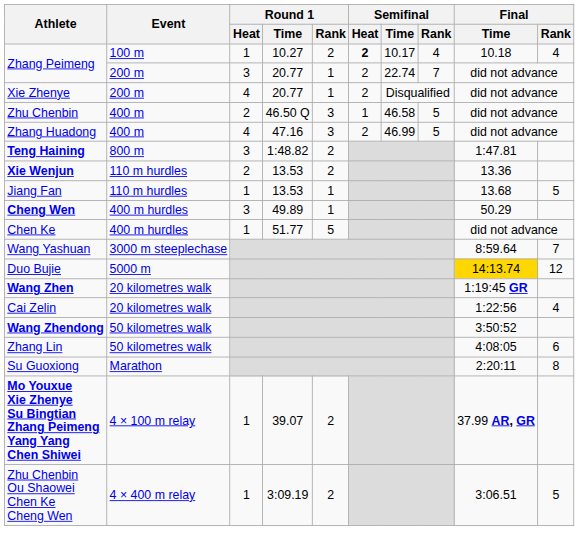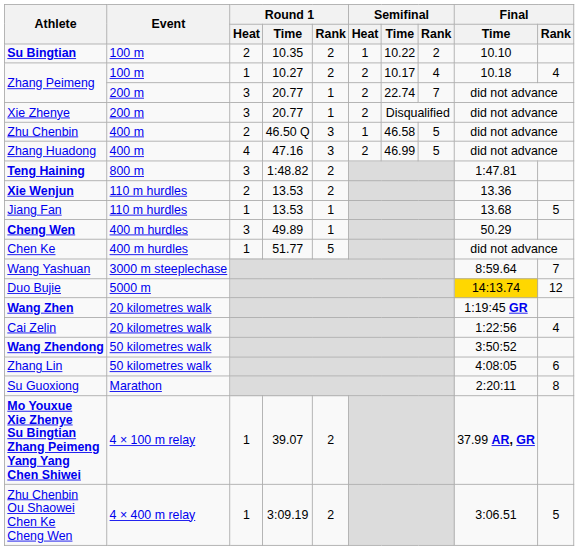+ row: (42, 54)
(365, 54) bold -> (365, 73) normal
(246, 93) 4 -> (246, 112) 3
